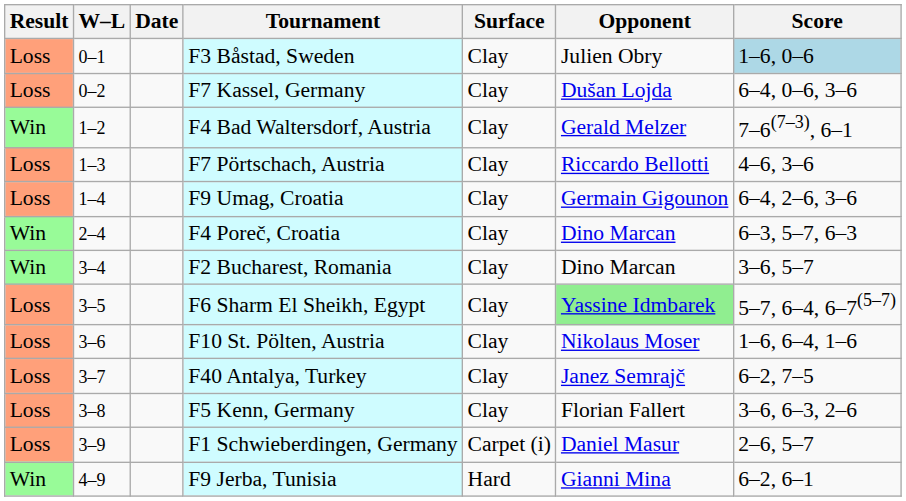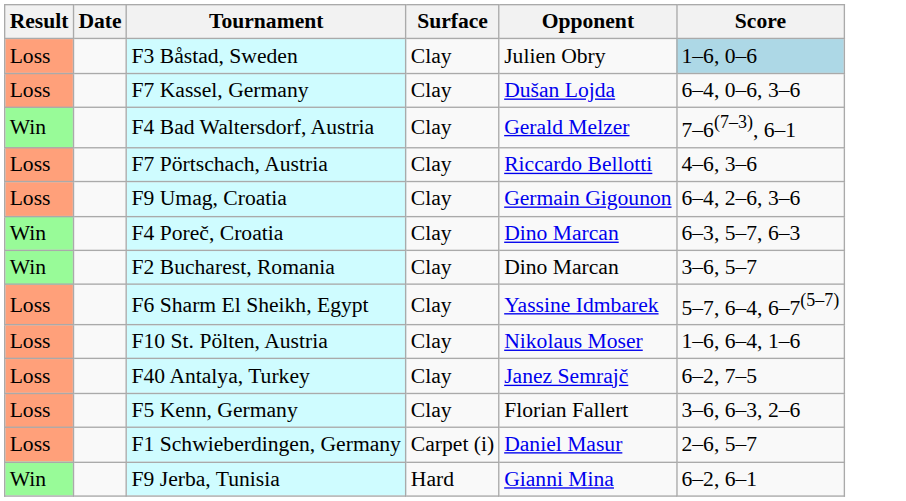- column: (102, 21)
(638, 304) lightgreen background -> (581, 304) no background
